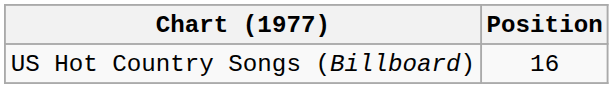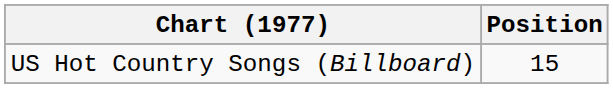(545, 64) 16 -> (545, 64) 15
